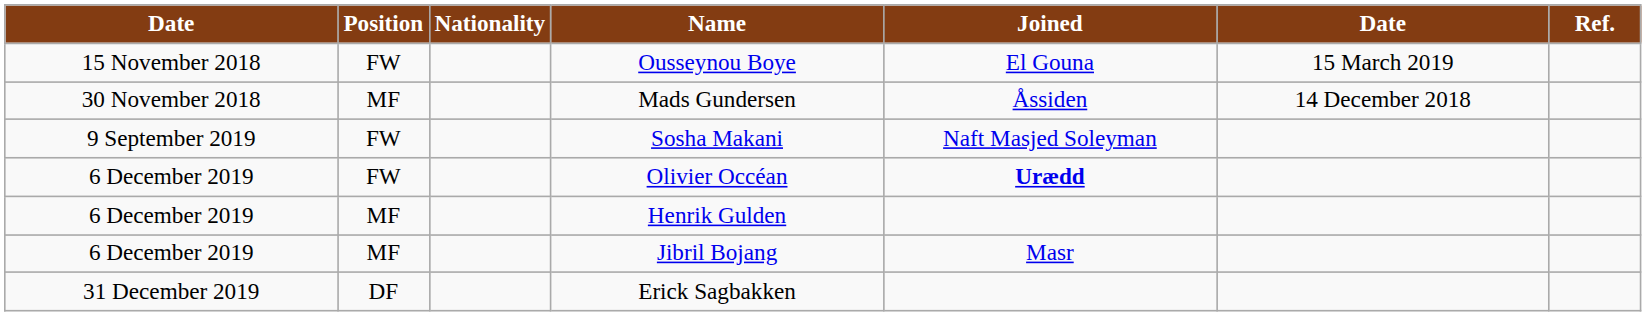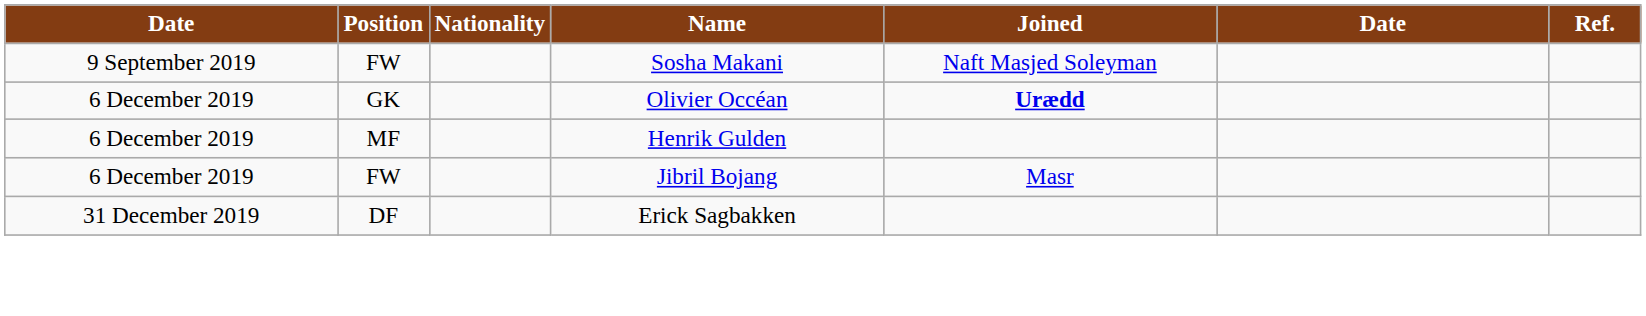- row: (717, 62)
- row: (717, 100)
(383, 176) FW -> (383, 100) GK
(383, 253) MF -> (383, 176) FW
